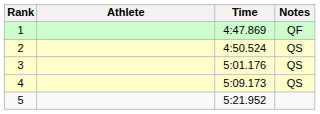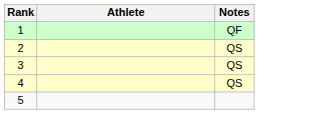- column: (245, 13)
